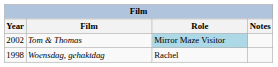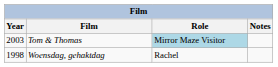(15, 41) 2002 -> (15, 41) 2003
